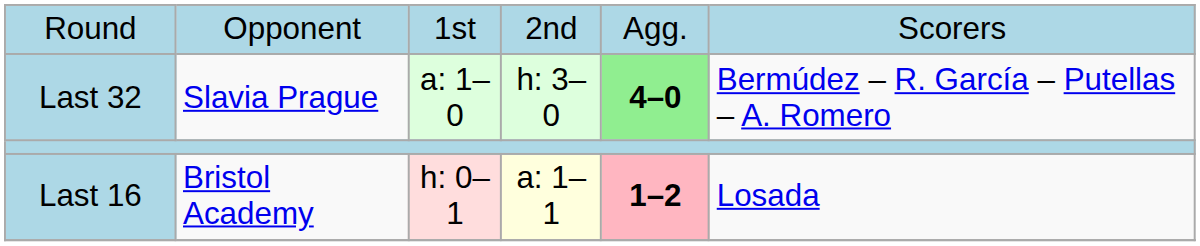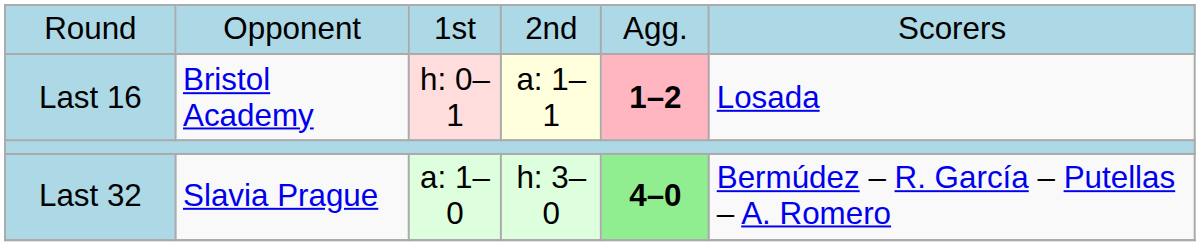rows swapped: (90, 96) <-> (90, 196)
